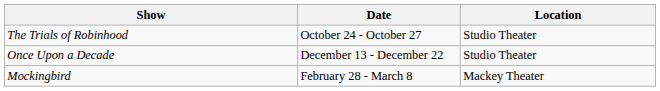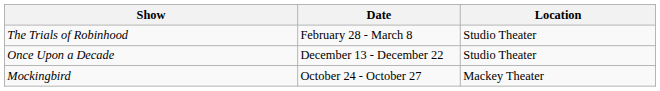(361, 35) October 24 - October 27 -> (356, 35) February 28 - March 8
(356, 76) February 28 - March 8 -> (361, 76) October 24 - October 27
